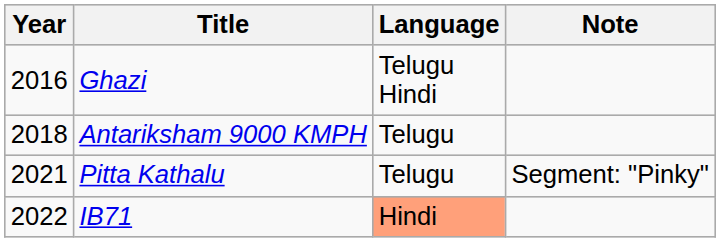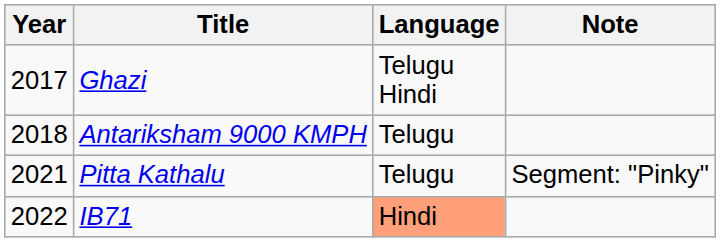(39, 79) 2016 -> (39, 79) 2017
